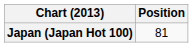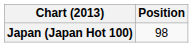(162, 32) 81 -> (162, 32) 98
